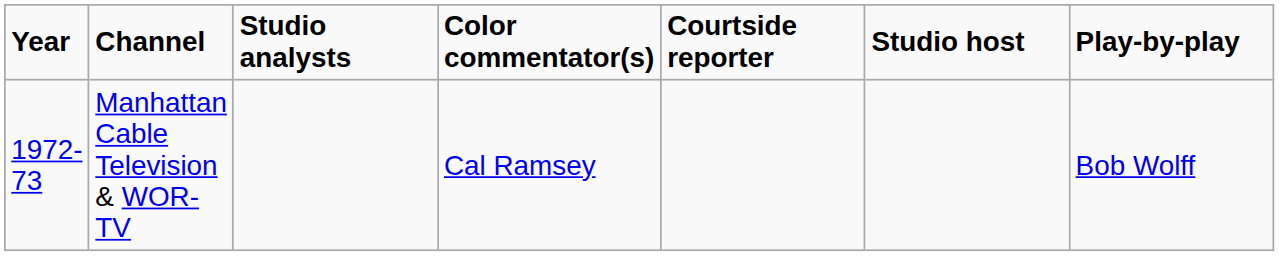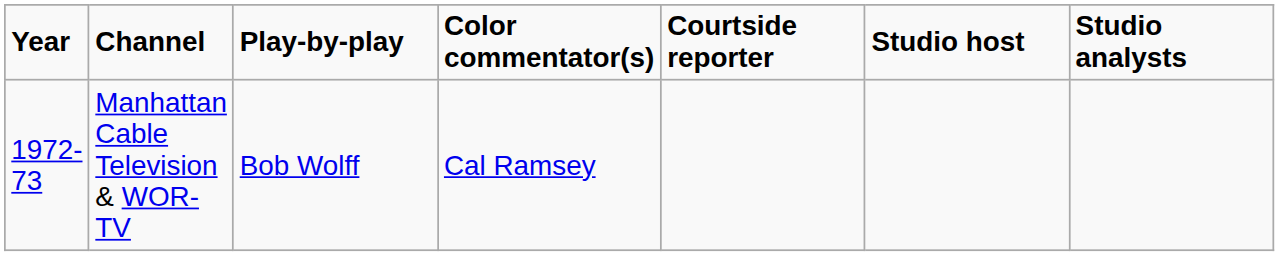columns swapped: (1158, 42) <-> (295, 42)
